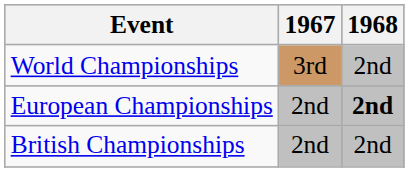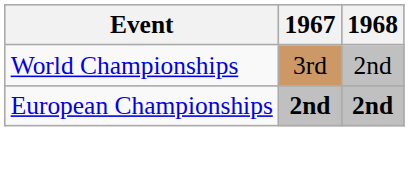(310, 105) normal -> (310, 105) bold
- row: (128, 145)
